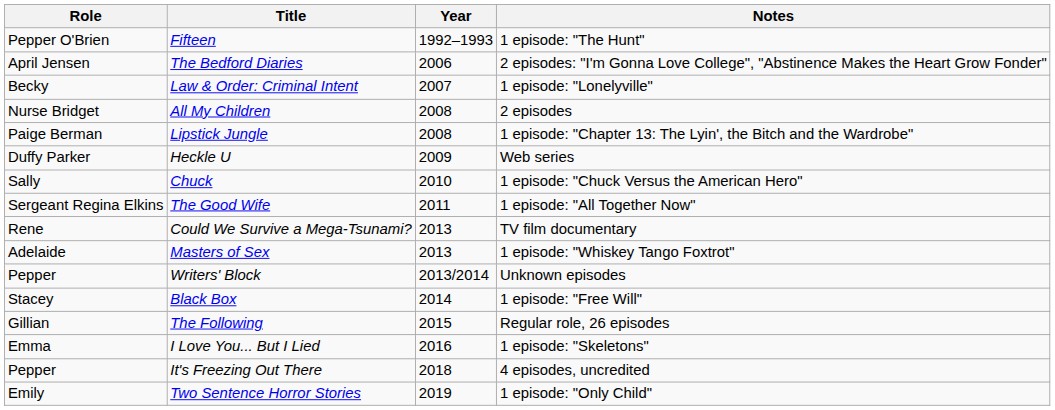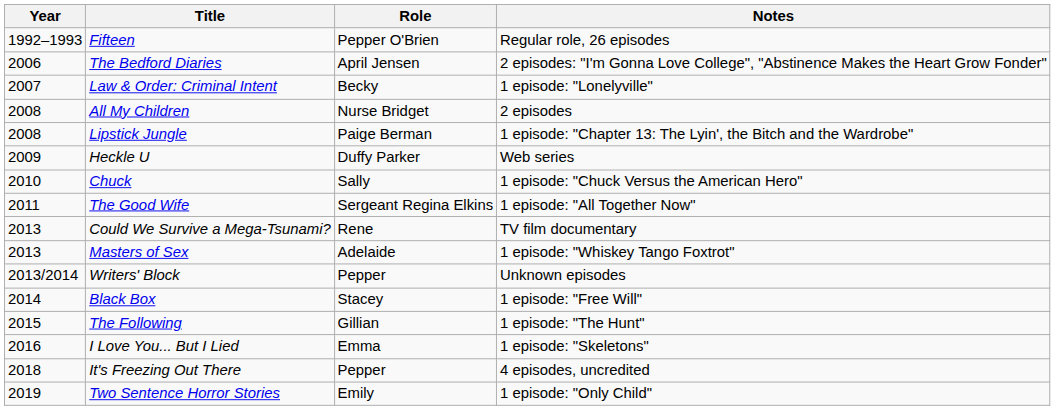columns swapped: (456, 16) <-> (86, 16)
(572, 39) 1 episode: "The Hunt" -> (585, 39) Regular role, 26 episodes
(585, 323) Regular role, 26 episodes -> (572, 323) 1 episode: "The Hunt"
